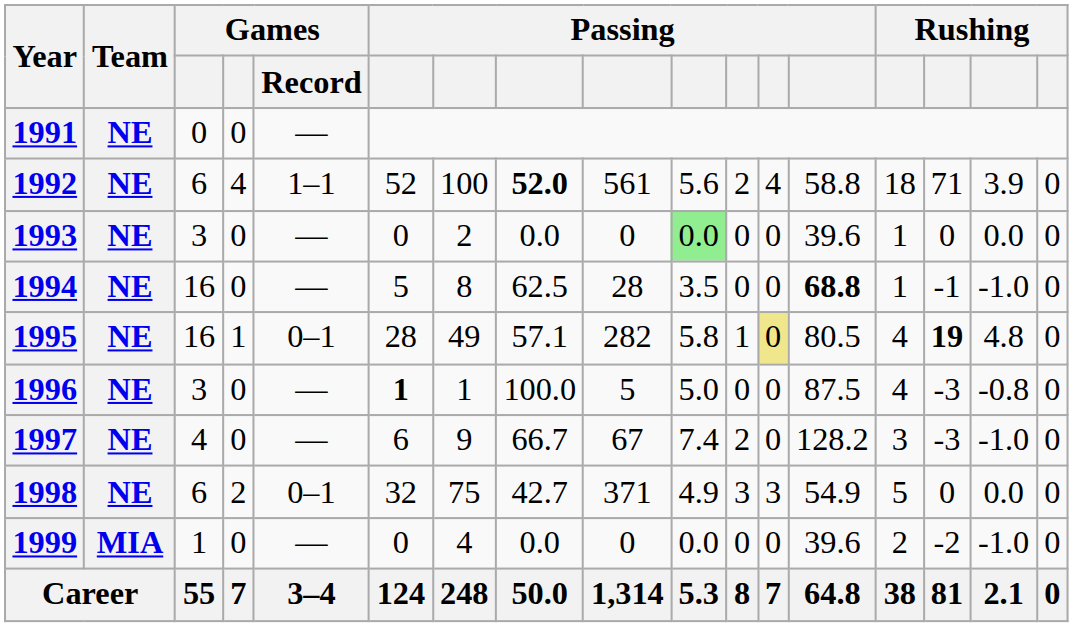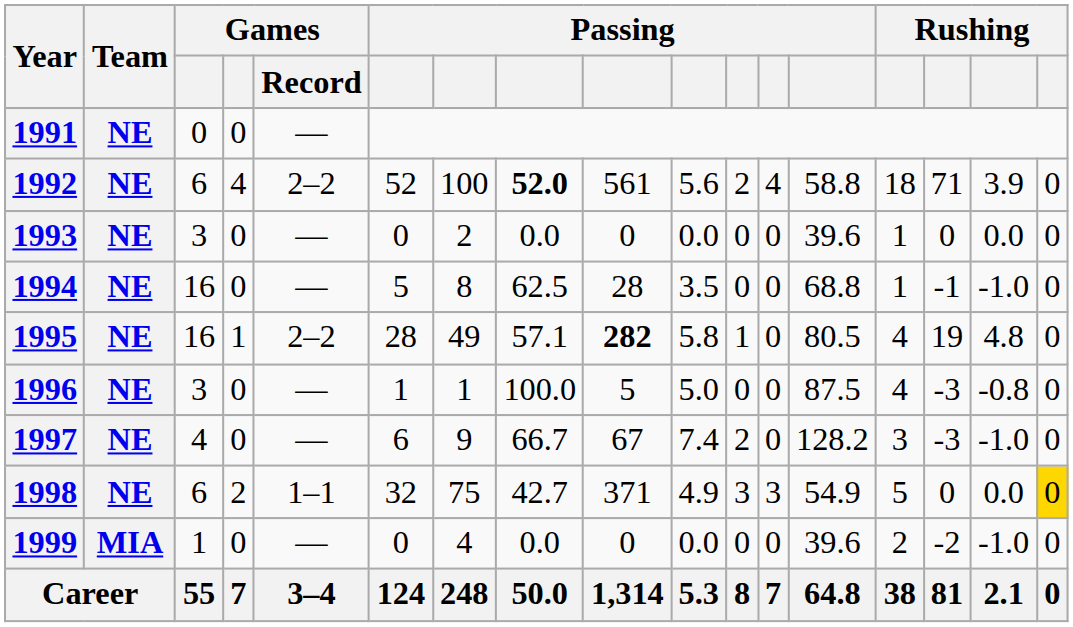(311, 183) 1–1 -> (311, 183) 2–2
(699, 235) lightgreen background -> (699, 235) no background
(832, 286) bold -> (832, 286) normal
(311, 337) 0–1 -> (311, 337) 2–2
(627, 337) normal -> (627, 337) bold
(773, 337) khaki background -> (773, 337) no background
(947, 337) bold -> (947, 337) normal
(401, 388) bold -> (401, 388) normal
(311, 491) 0–1 -> (311, 491) 1–1
(1052, 491) no background -> (1052, 491) gold background
